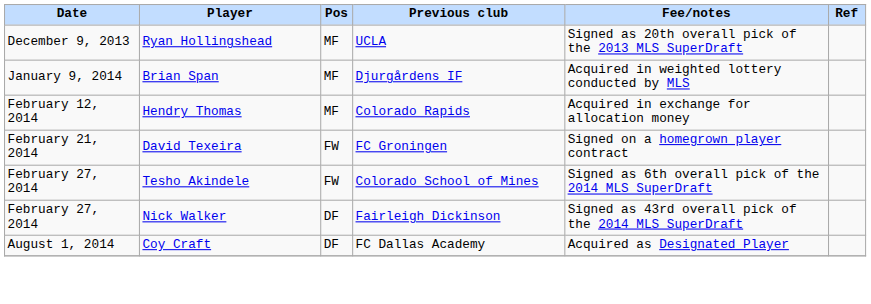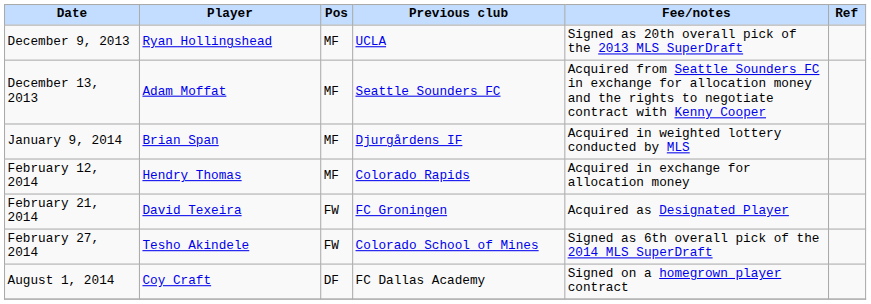+ row: (184, 92)
(674, 148) Signed on a homegrown player contract -> (678, 212) Acquired as Designated Player
- row: (184, 218)
(678, 245) Acquired as Designated Player -> (674, 281) Signed on a homegrown player contract
